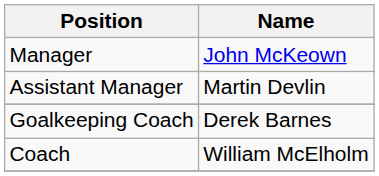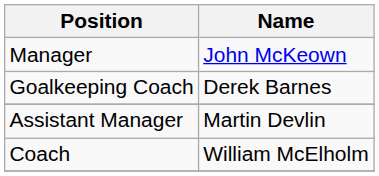rows swapped: (96, 87) <-> (102, 120)
